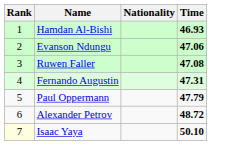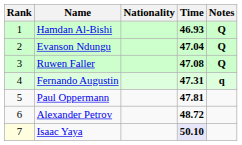+ column: (222, 13)
(192, 47) 47.06 -> (192, 47) 47.04
(192, 98) 47.79 -> (192, 98) 47.81
(192, 132) no background -> (192, 132) lavender background
